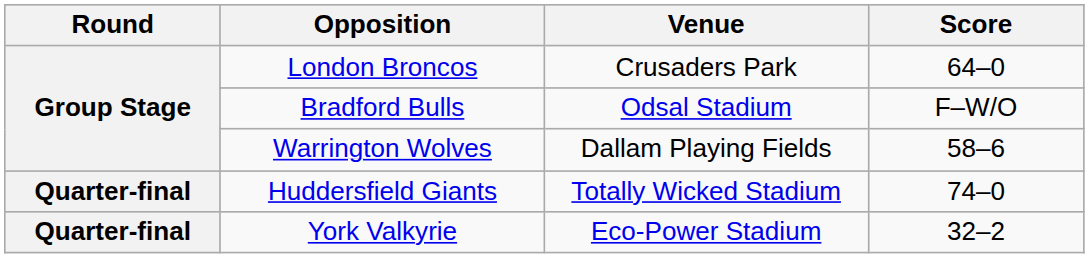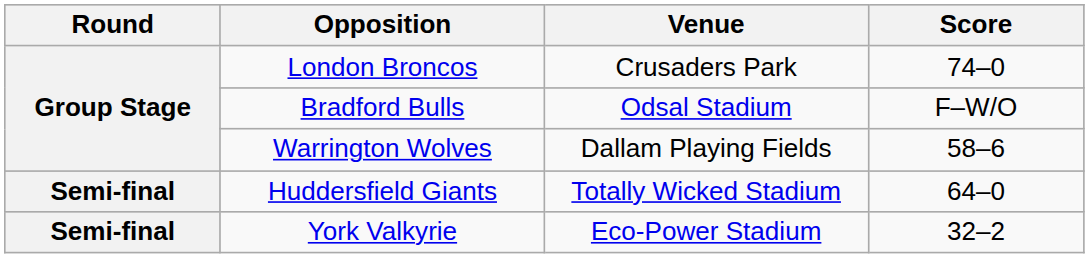(976, 66) 64–0 -> (976, 66) 74–0
(113, 190) Quarter-final -> (113, 190) Semi-final
(976, 190) 74–0 -> (976, 190) 64–0
(113, 231) Quarter-final -> (113, 231) Semi-final
